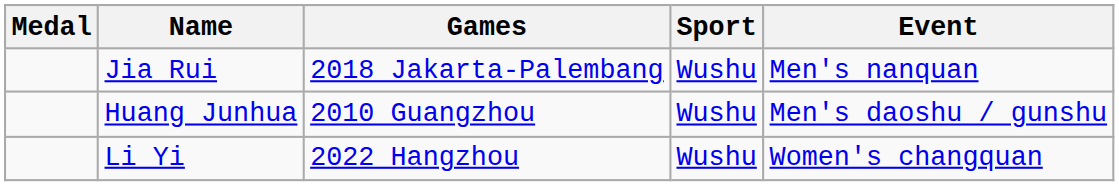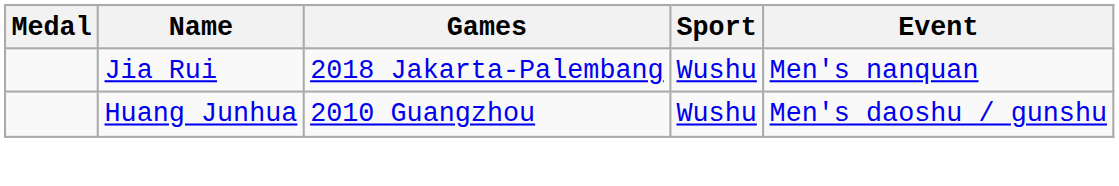- row: (145, 158)
